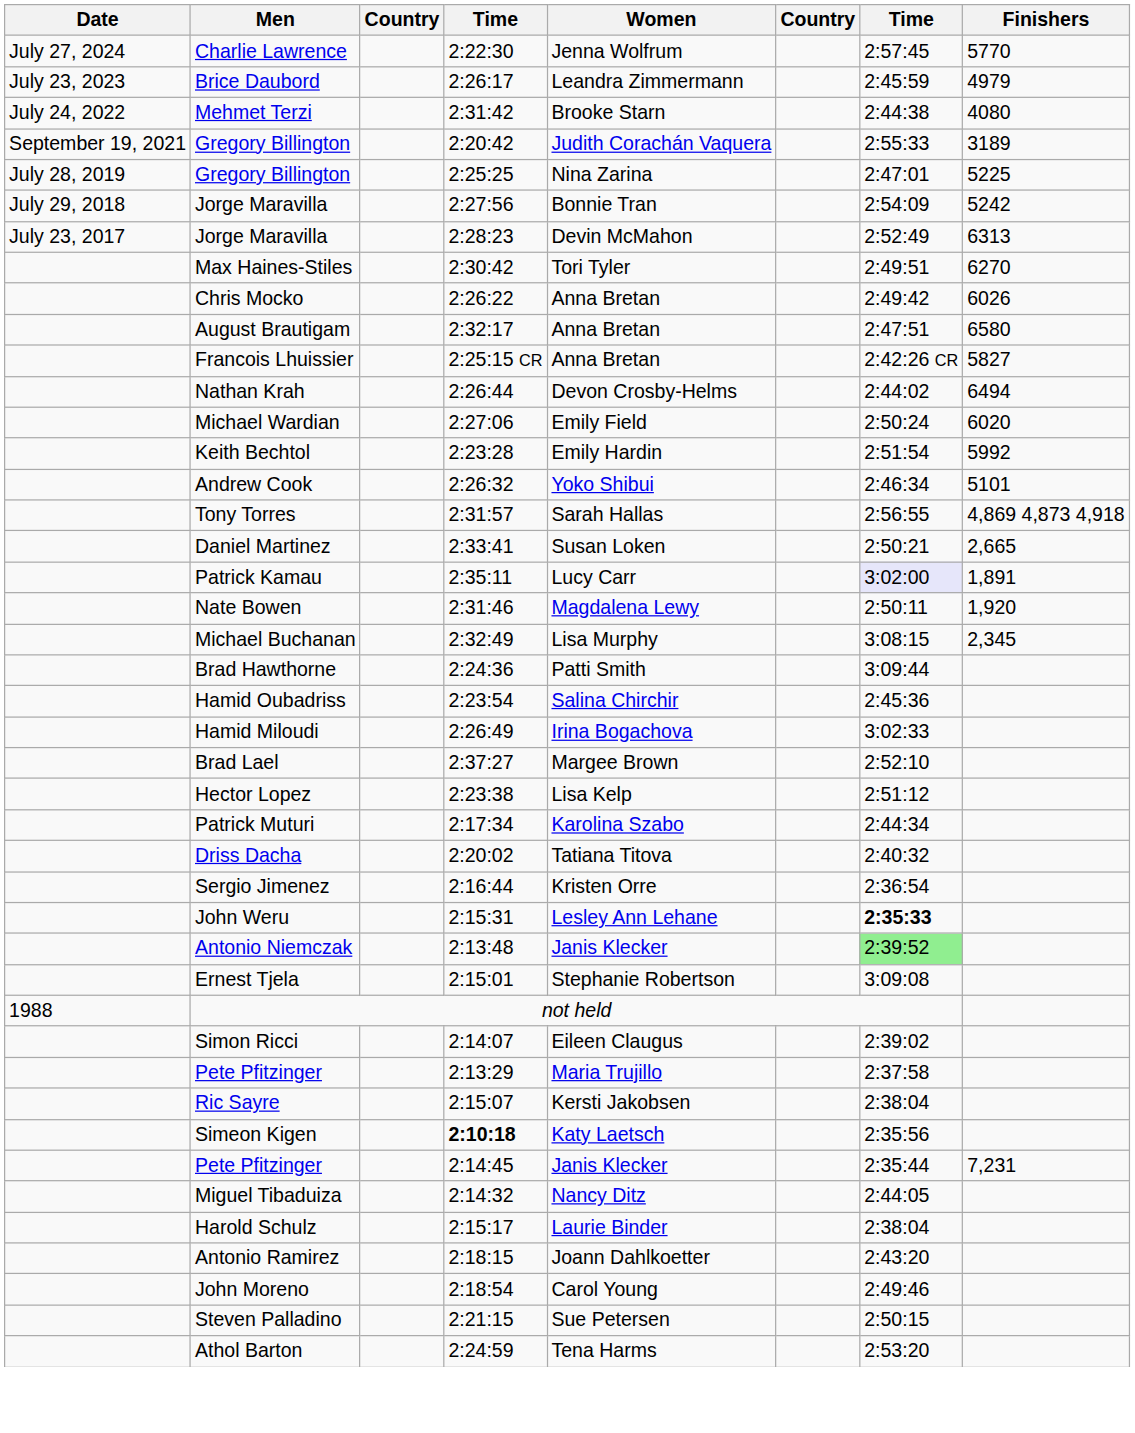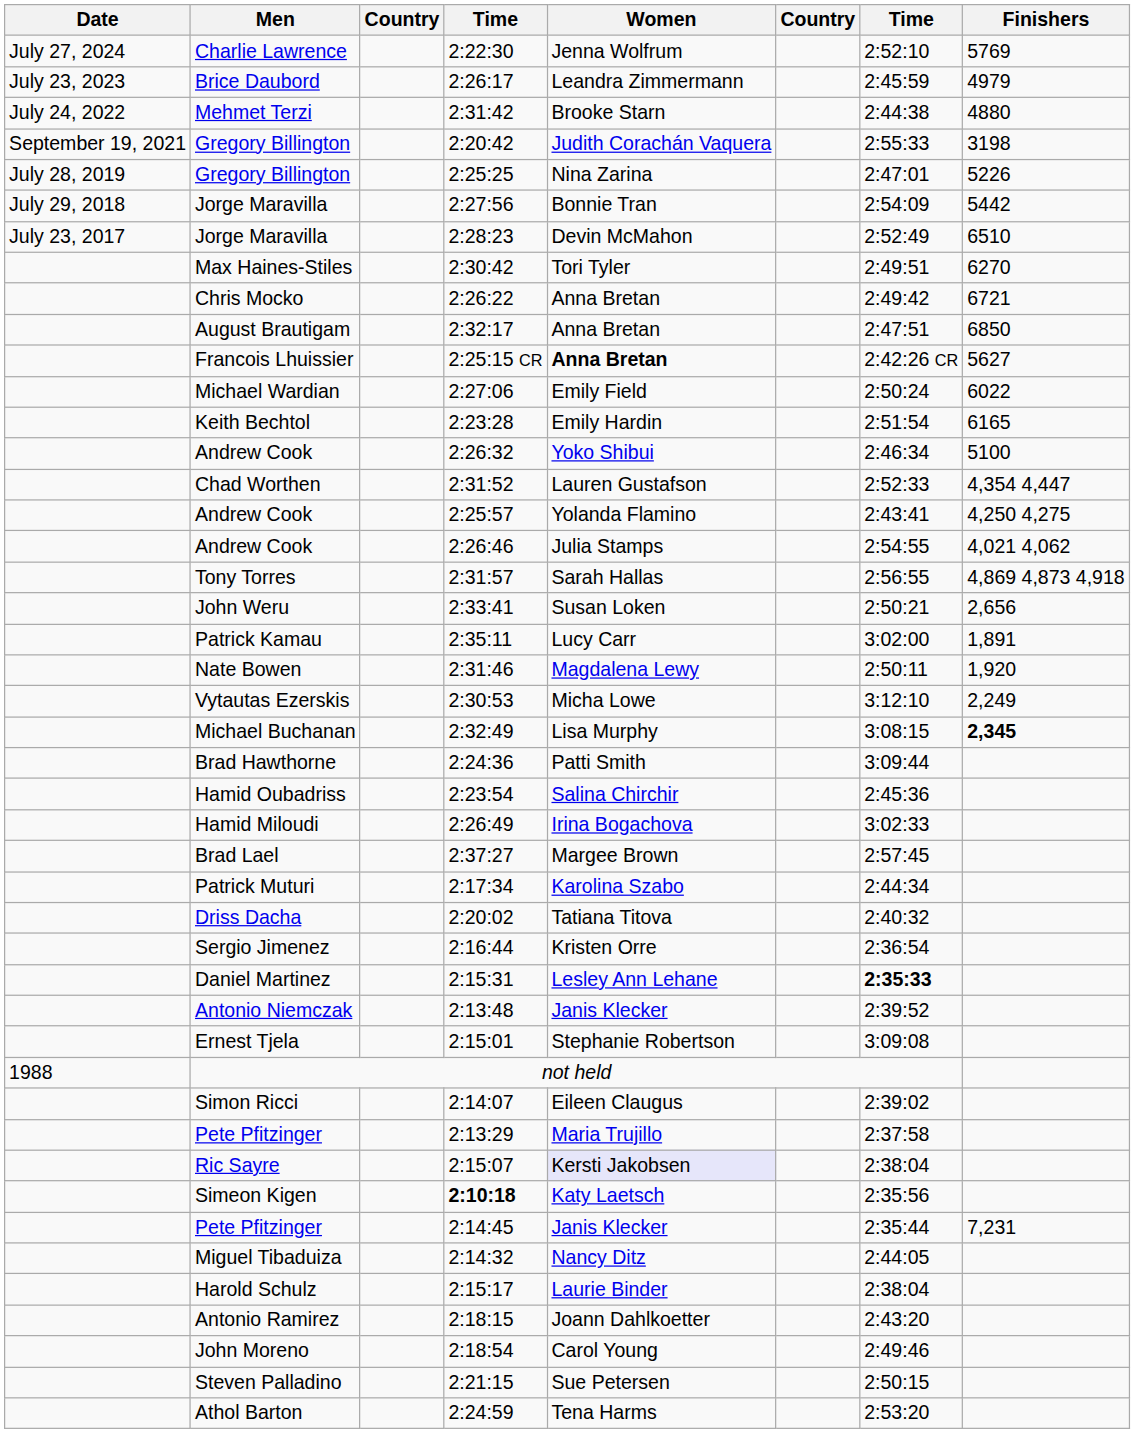(897, 50) 2:57:45 -> (897, 50) 2:52:10
(989, 50) 5770 -> (989, 50) 5769
(989, 112) 4080 -> (989, 112) 4880
(989, 143) 3189 -> (989, 143) 3198
(989, 174) 5225 -> (989, 174) 5226
(989, 205) 5242 -> (989, 205) 5442
(989, 236) 6313 -> (989, 236) 6510
(989, 298) 6026 -> (989, 298) 6721
(989, 329) 6580 -> (989, 329) 6850
(606, 360) normal -> (610, 360) bold
(989, 360) 5827 -> (989, 360) 5627
- row: (481, 391)
(989, 422) 6020 -> (989, 391) 6022
(989, 453) 5992 -> (989, 422) 6165
(989, 484) 5101 -> (989, 453) 5100
+ row: (481, 484)
+ row: (481, 515)
+ row: (481, 546)
(263, 546) Daniel Martinez -> (242, 608) John Weru
(992, 546) 2,665 -> (992, 608) 2,656
(897, 577) lavender background -> (897, 639) no background
+ row: (481, 701)
(992, 639) normal -> (992, 732) bold
(897, 762) 2:52:10 -> (897, 855) 2:57:45
- row: (481, 793)
(242, 917) John Weru -> (263, 979) Daniel Martinez
(897, 948) lightgreen background -> (897, 1010) no background
(621, 1103) no background -> (621, 1165) lavender background
